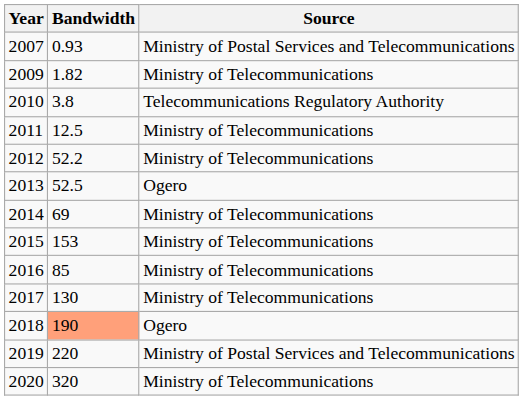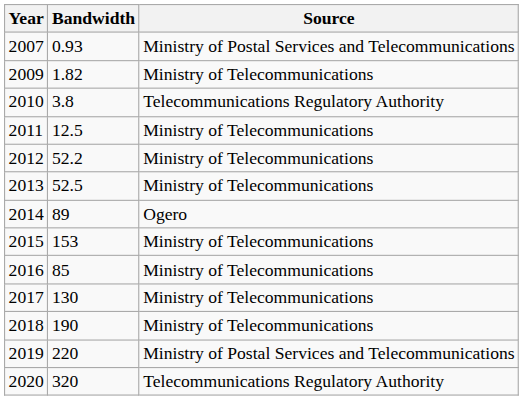(165, 185) Ogero -> (258, 185) Ministry of Telecommunications
(61, 213) 69 -> (61, 213) 89
(258, 213) Ministry of Telecommunications -> (165, 213) Ogero
(65, 325) lightsalmon background -> (65, 325) no background
(165, 325) Ogero -> (258, 325) Ministry of Telecommunications
(258, 381) Ministry of Telecommunications -> (294, 381) Telecommunications Regulatory Authority
